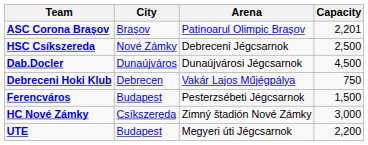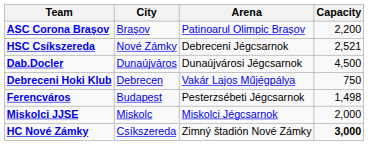(348, 30) 2,201 -> (348, 30) 2,200
(348, 47) 2,500 -> (348, 47) 2,521
(348, 98) 1,500 -> (348, 98) 1,498
+ row: (43, 115)
(348, 115) normal -> (348, 132) bold
- row: (18, 132)
